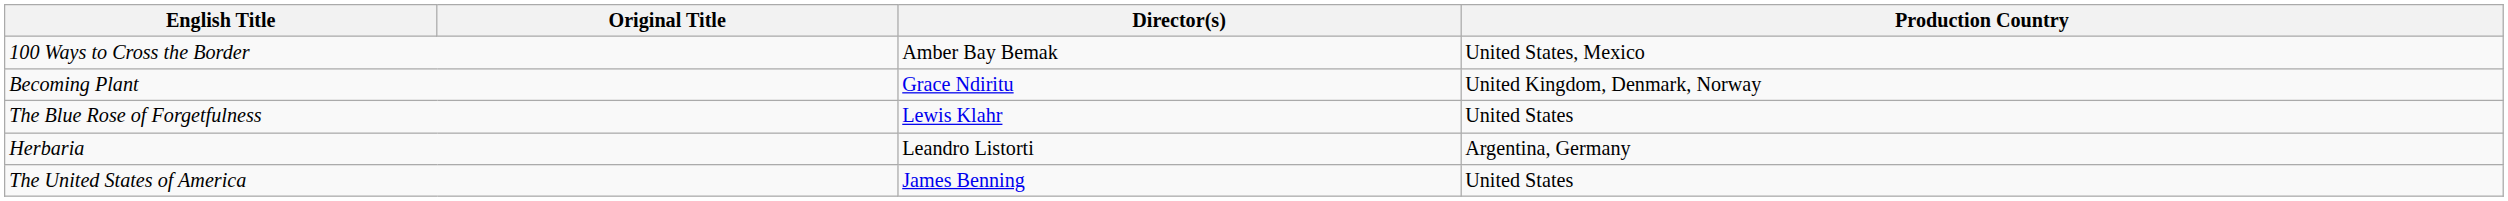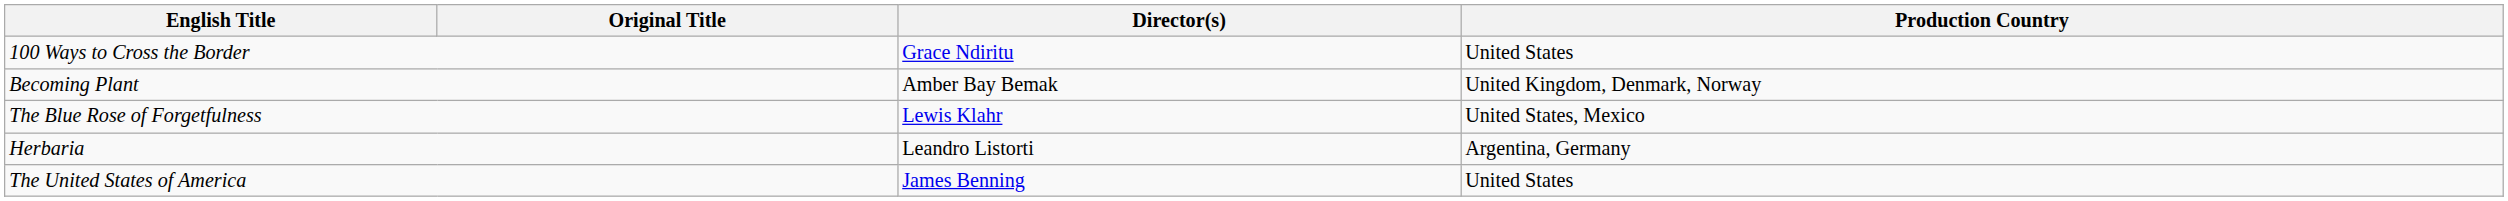(980, 52) Amber Bay Bemak -> (958, 52) Grace Ndiritu
(1555, 52) United States, Mexico -> (1519, 52) United States
(958, 84) Grace Ndiritu -> (980, 84) Amber Bay Bemak
(1519, 116) United States -> (1555, 116) United States, Mexico
